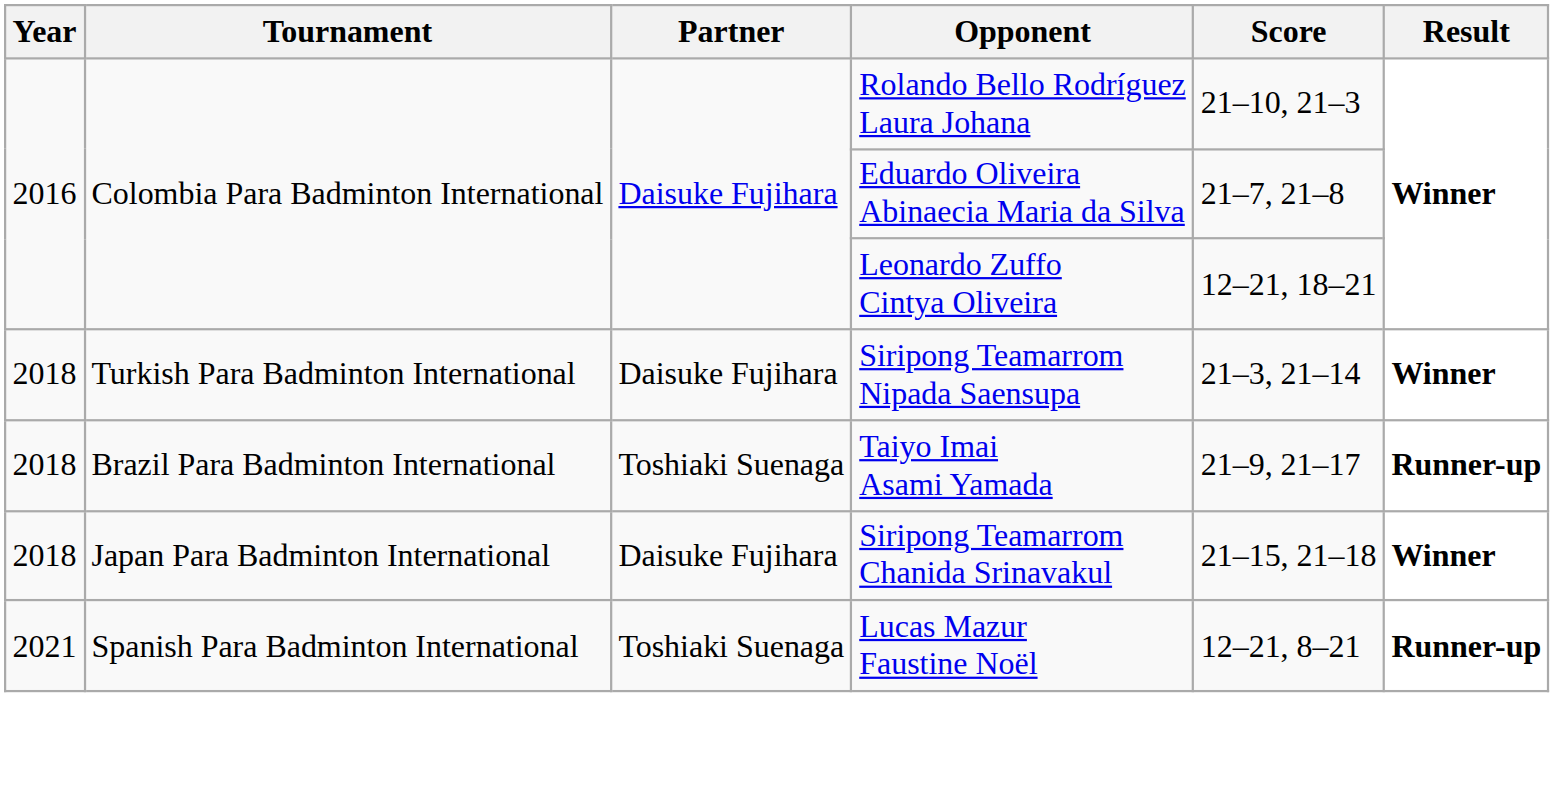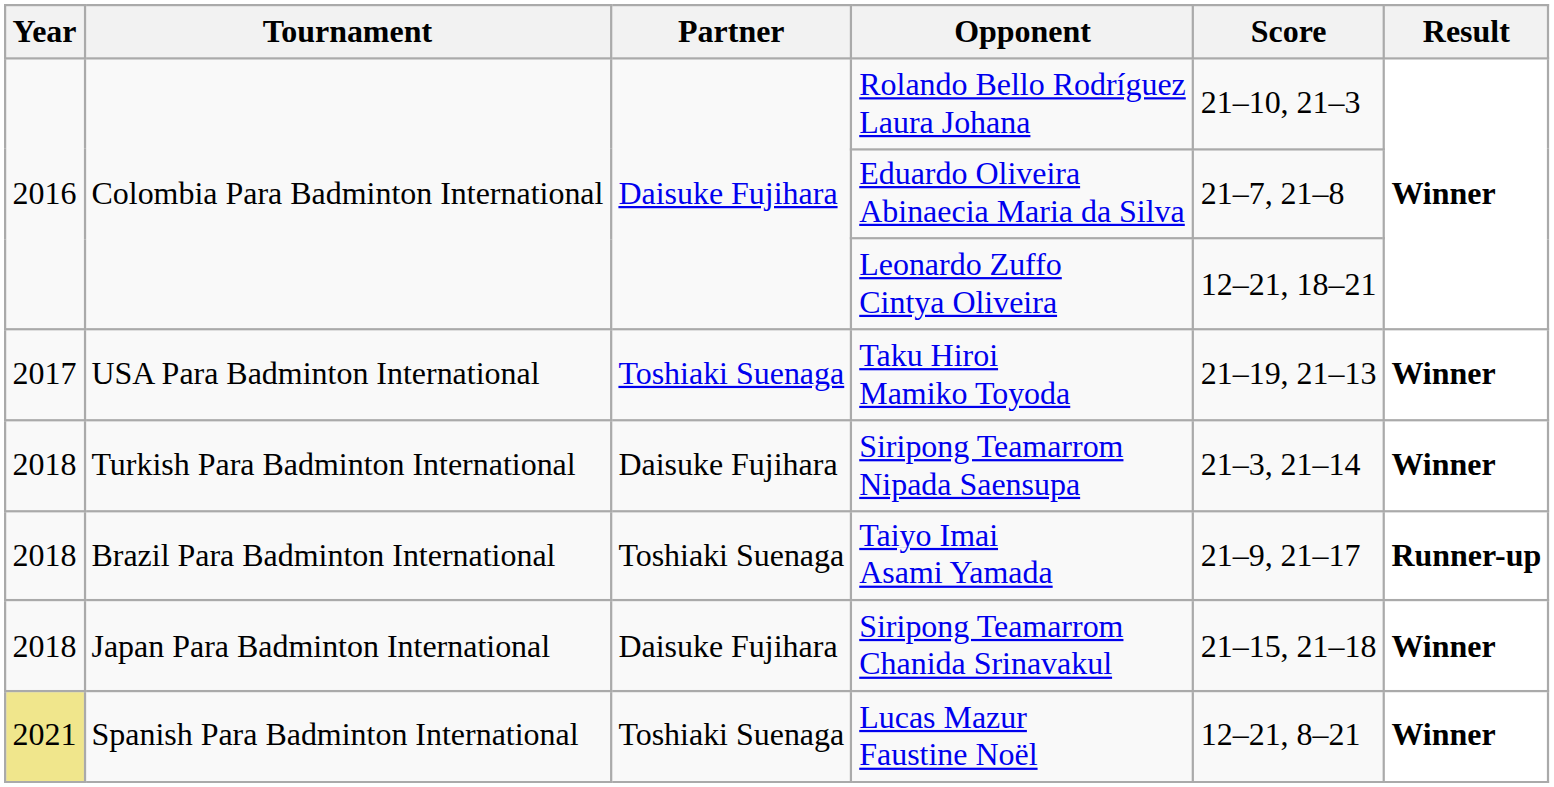+ row: (965, 374)
(45, 645) no background -> (45, 736) khaki background
(1466, 645) Runner-up -> (1444, 736) Winner
